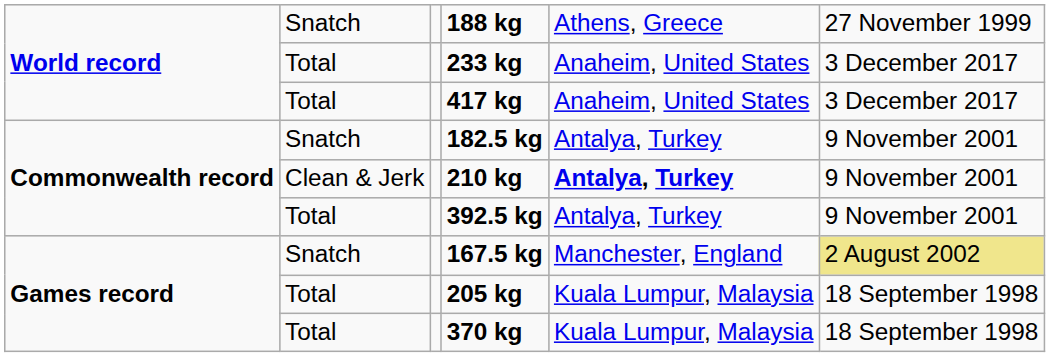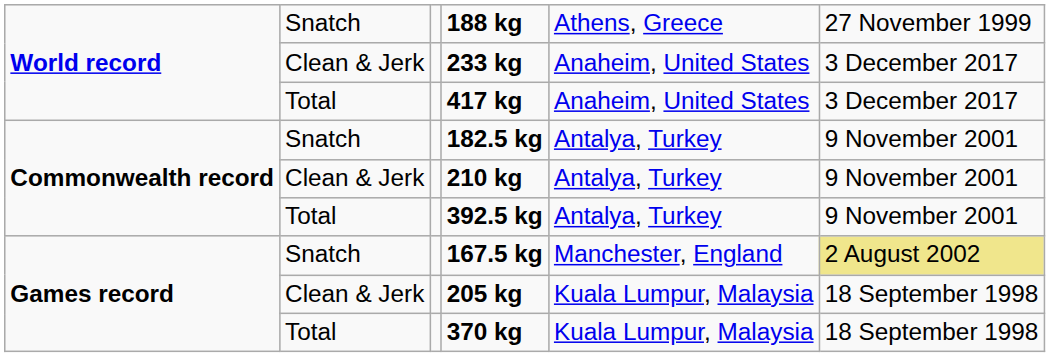(311, 62) Total -> (355, 62) Clean & Jerk
(644, 178) bold -> (638, 178) normal
(311, 293) Total -> (355, 293) Clean & Jerk
